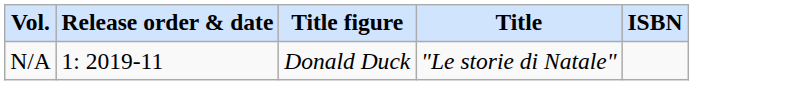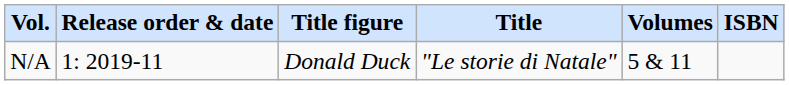+ column: (670, 23)
